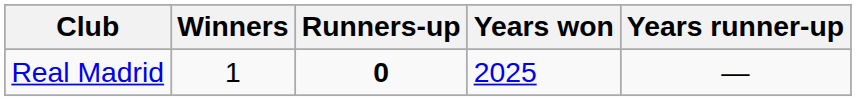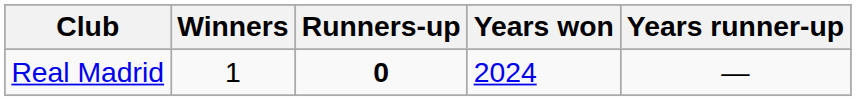(505, 71) 2025 -> (505, 71) 2024
